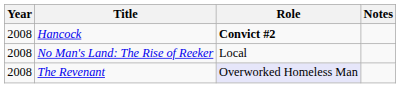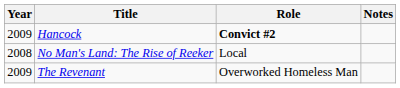(20, 33) 2008 -> (20, 33) 2009
(20, 72) 2008 -> (20, 72) 2009
(288, 72) lavender background -> (288, 72) no background
